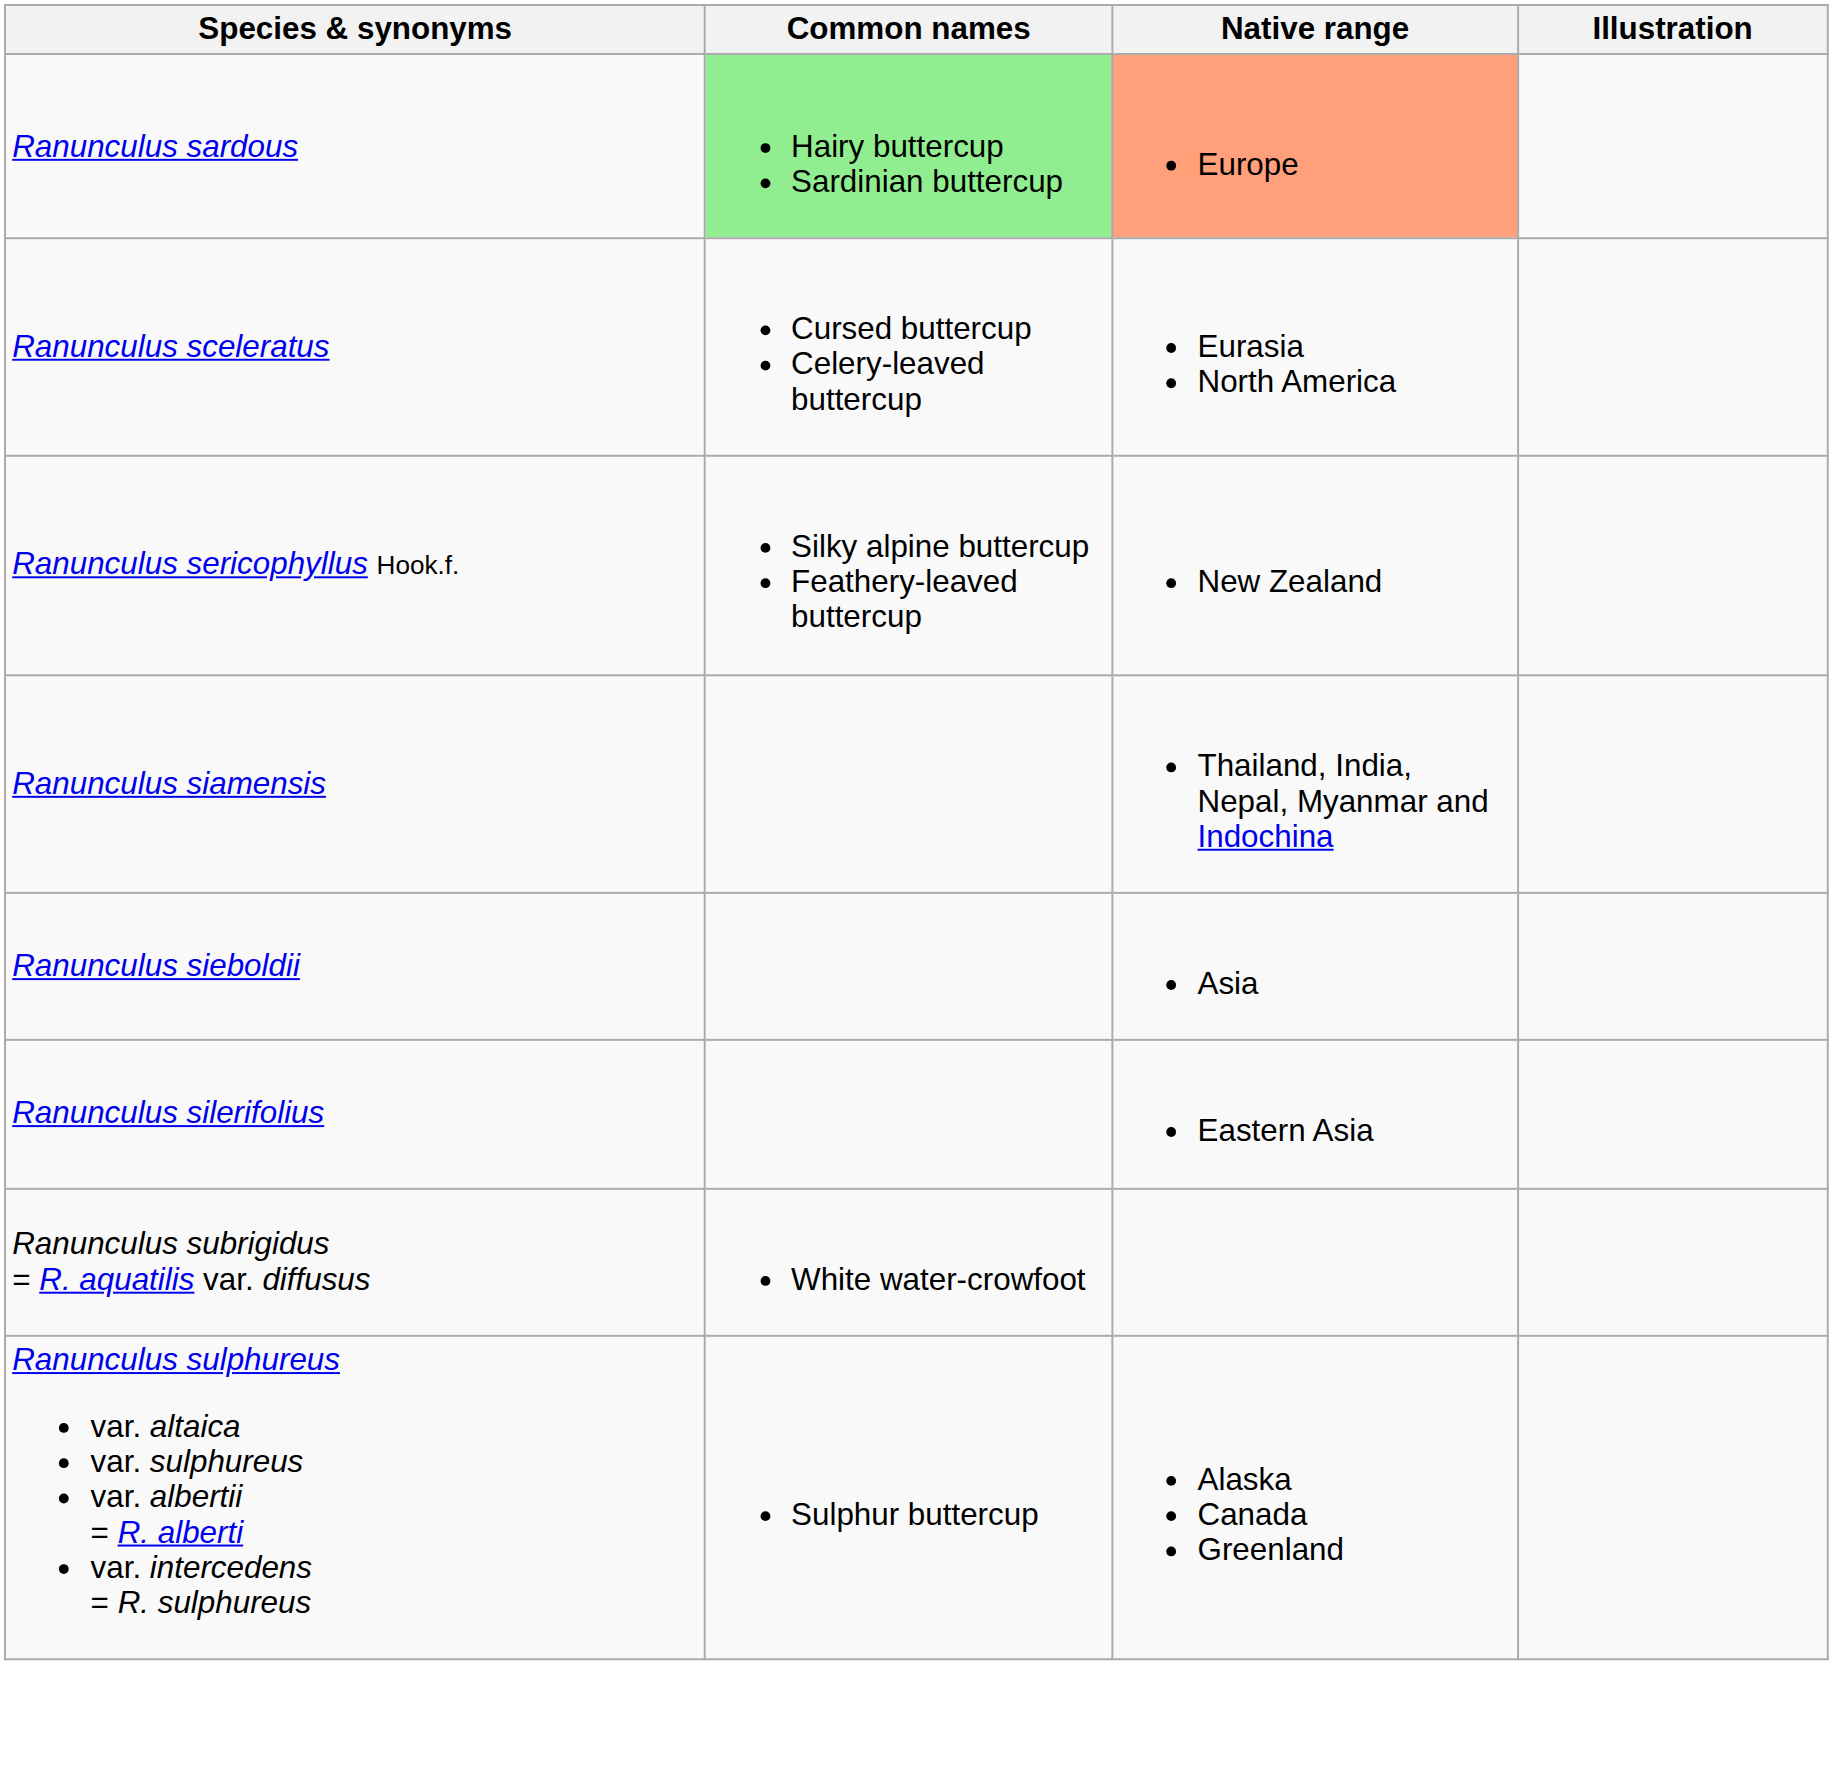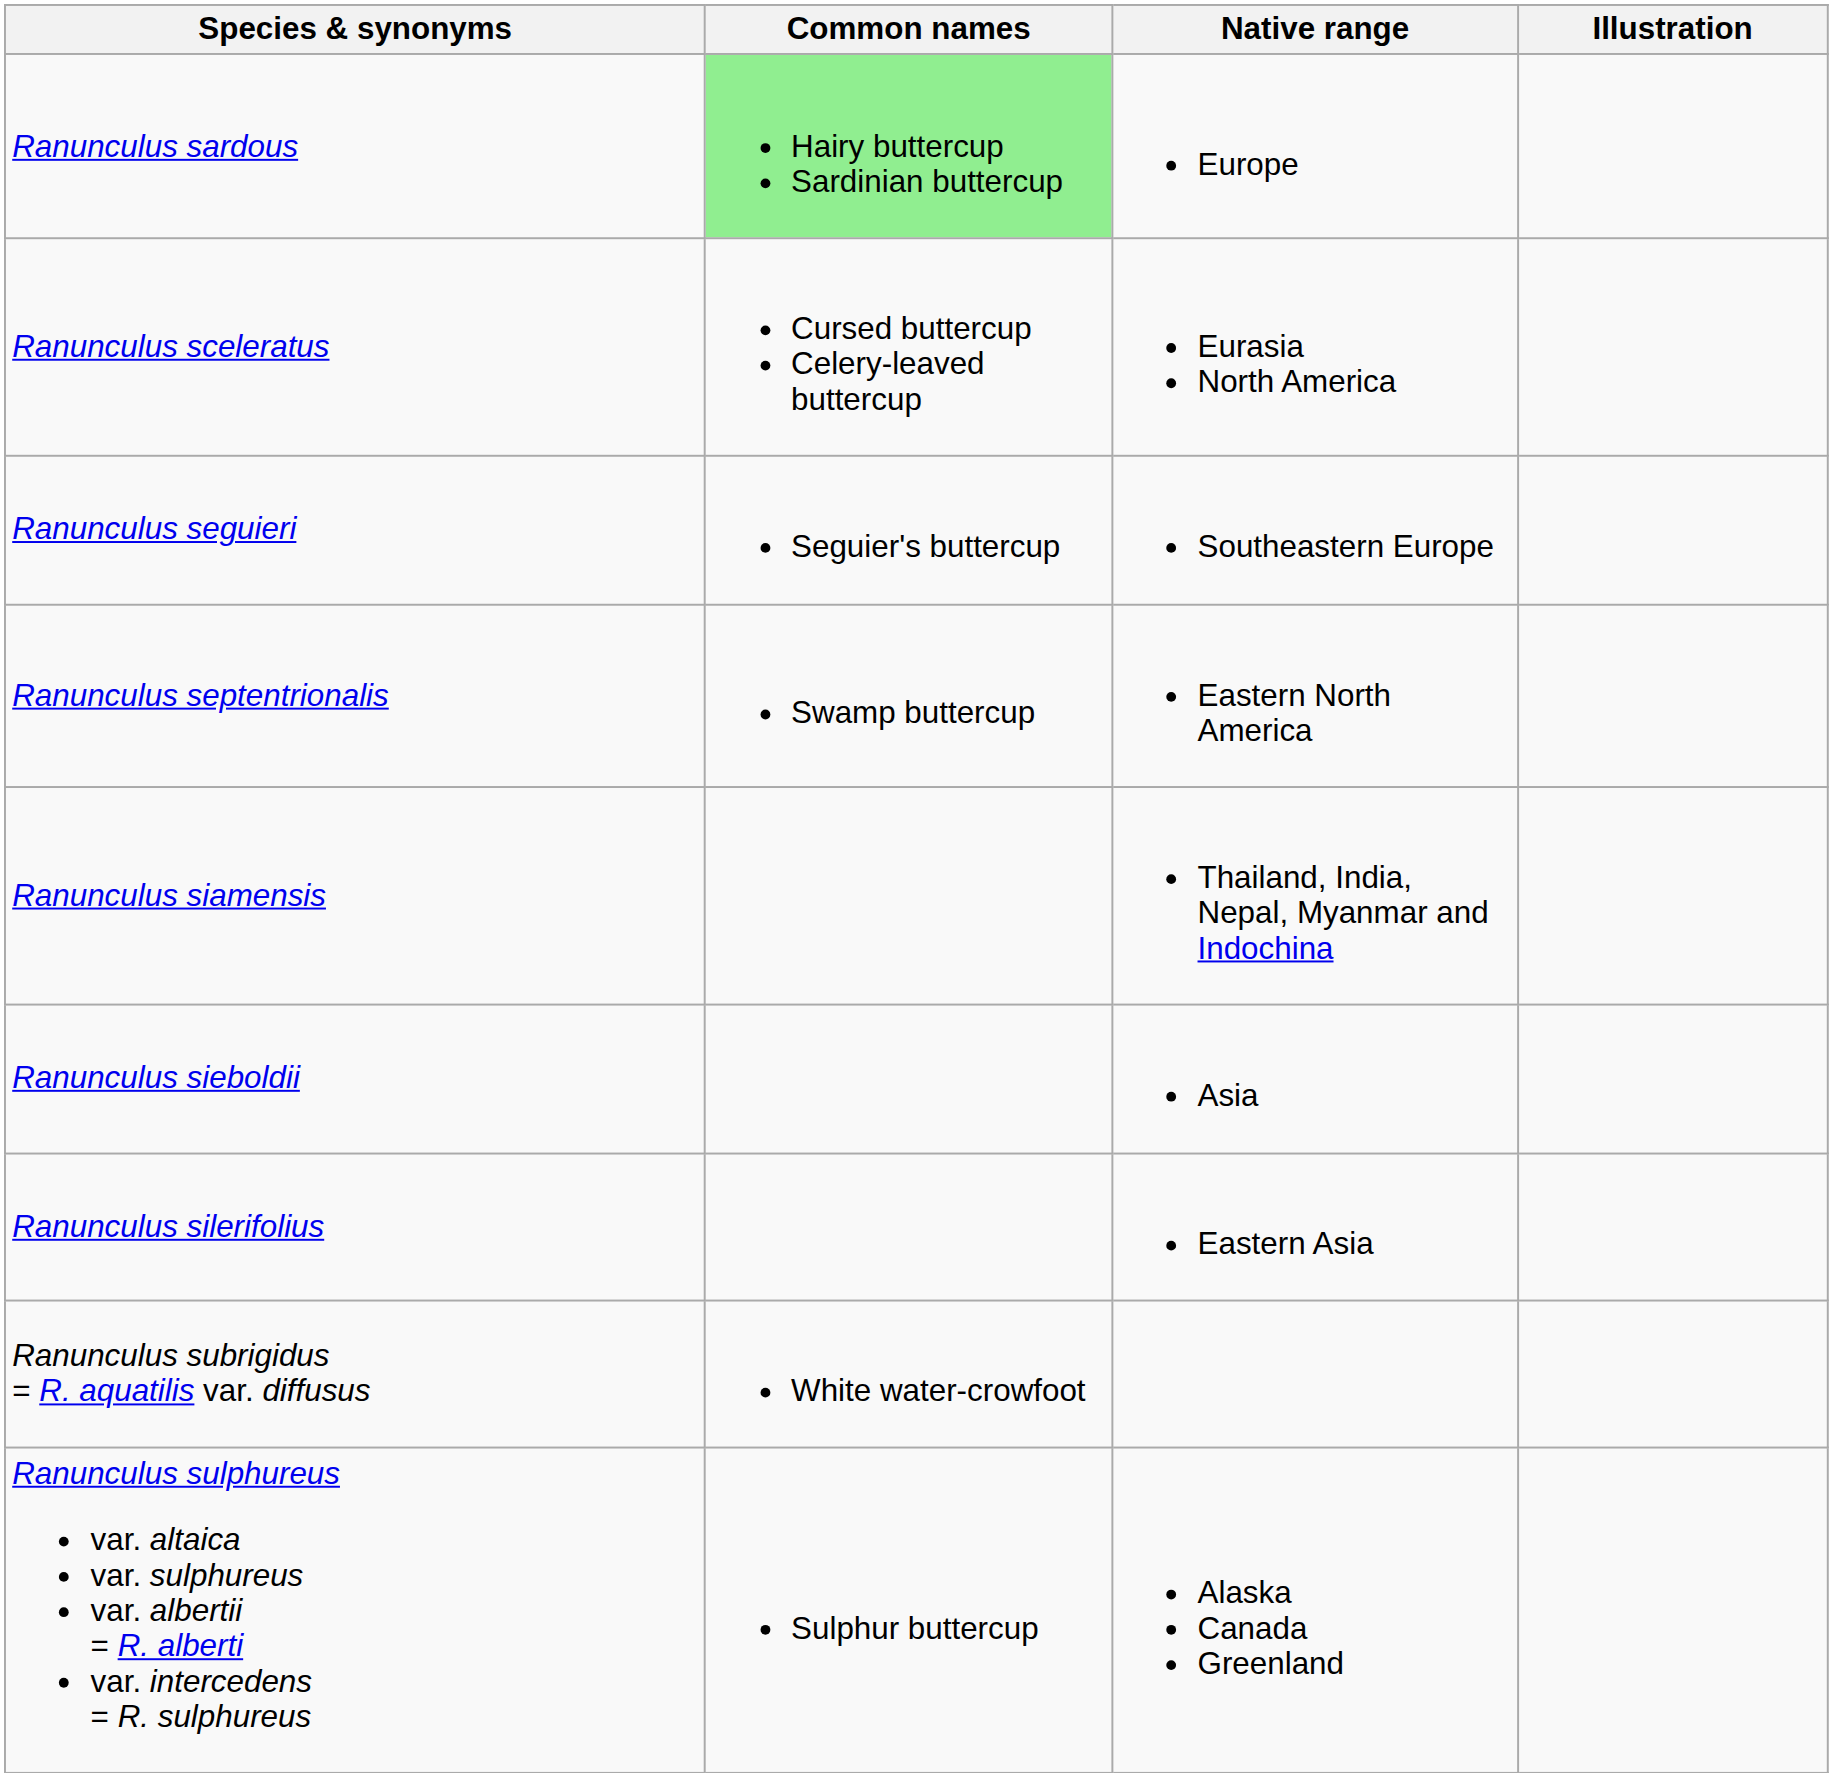(1315, 164) lightsalmon background -> (1315, 164) no background
+ row: (154, 529)
+ row: (200, 694)
- row: (236, 564)
